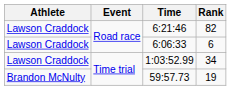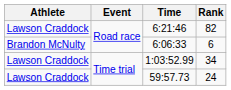(48, 45) Lawson Craddock -> (46, 45) Brandon McNulty
(46, 77) Brandon McNulty -> (48, 77) Lawson Craddock
(211, 77) 19 -> (211, 77) 24
